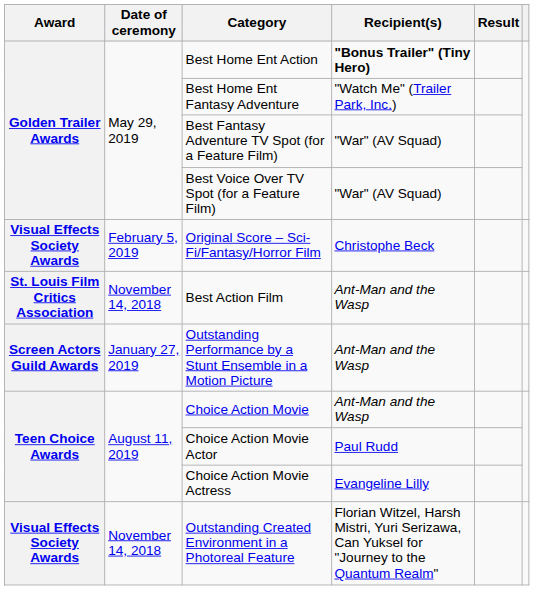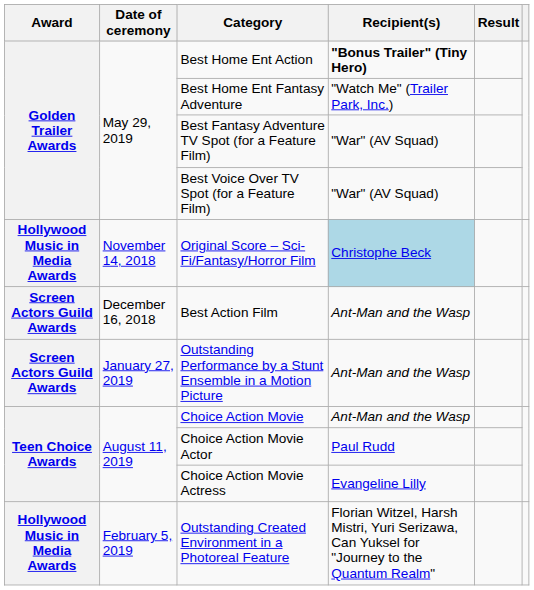(55, 245) Visual Effects Society Awards -> (52, 253) Hollywood Music in Media Awards
(143, 245) February 5, 2019 -> (134, 253) November 14, 2018
(384, 245) no background -> (381, 253) lightblue background
(55, 297) St. Louis Film Critics Association -> (52, 312) Screen Actors Guild Awards
(140, 297) November 14, 2018 -> (134, 312) December 16, 2018
(55, 543) Visual Effects Society Awards -> (52, 543) Hollywood Music in Media Awards
(140, 543) November 14, 2018 -> (137, 543) February 5, 2019
